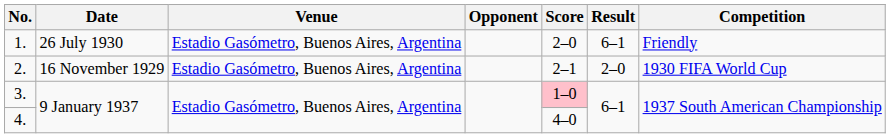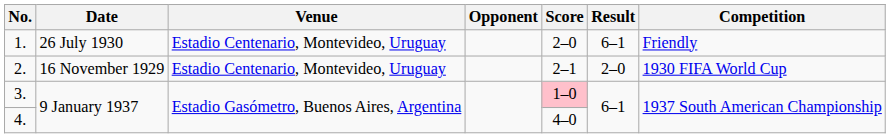(317, 42) Estadio Gasómetro, Buenos Aires, Argentina -> (309, 42) Estadio Centenario, Montevideo, Uruguay
(317, 68) Estadio Gasómetro, Buenos Aires, Argentina -> (309, 68) Estadio Centenario, Montevideo, Uruguay
